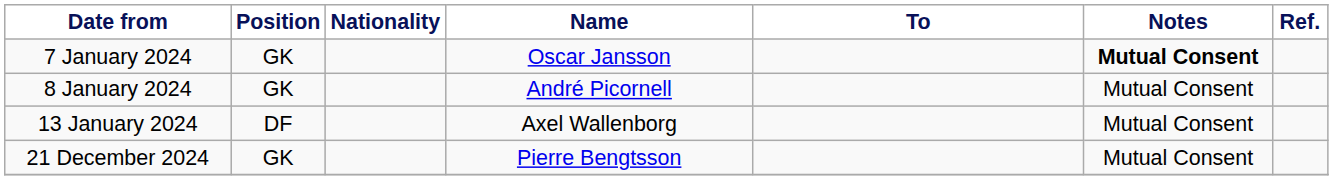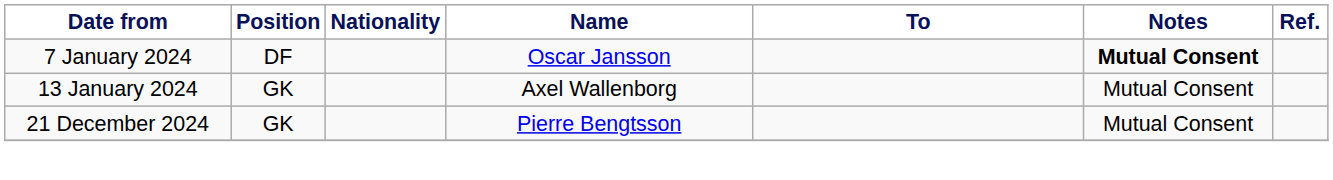(278, 56) GK -> (278, 56) DF
- row: (118, 90)
(278, 124) DF -> (278, 90) GK
